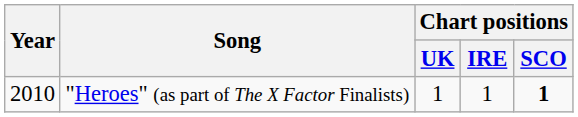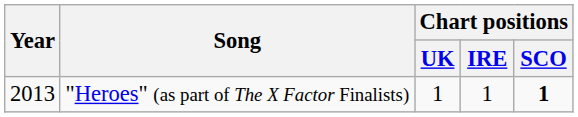(32, 93) 2010 -> (32, 93) 2013
